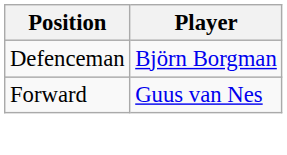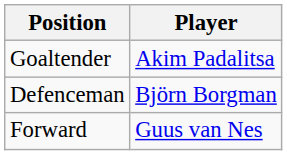+ row: (60, 58)
